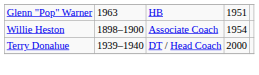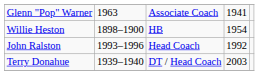(156, 12) HB -> (183, 12) Associate Coach
(237, 12) 1951 -> (237, 12) 1941
(183, 29) Associate Coach -> (156, 29) HB
+ row: (34, 45)
(237, 45) 2000 -> (237, 62) 2003
